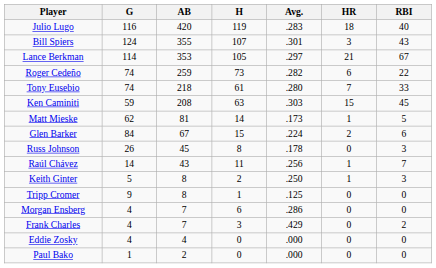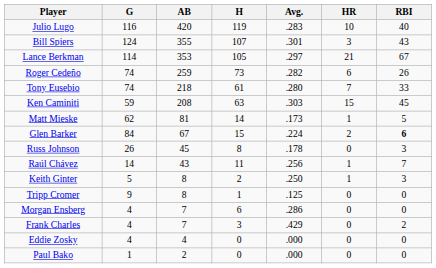(349, 27) 18 -> (349, 27) 10
(404, 73) 22 -> (404, 73) 26
(404, 133) normal -> (404, 133) bold
